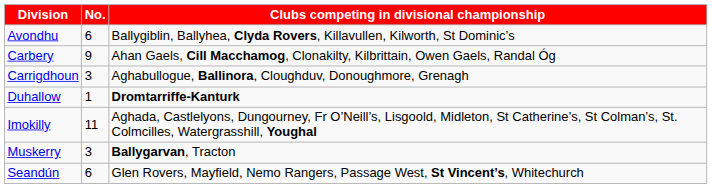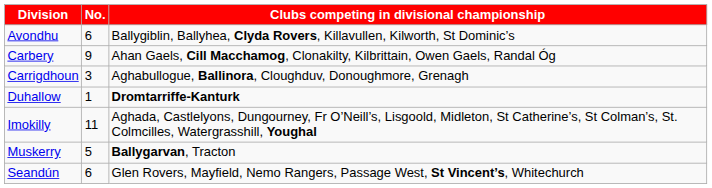(88, 152) 3 -> (88, 152) 5
